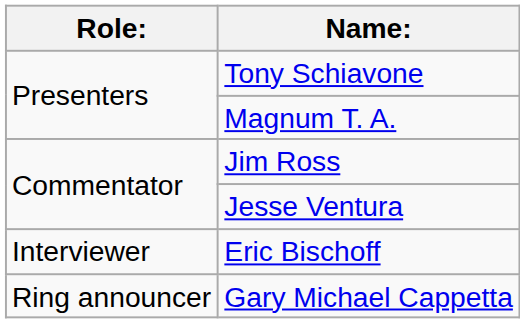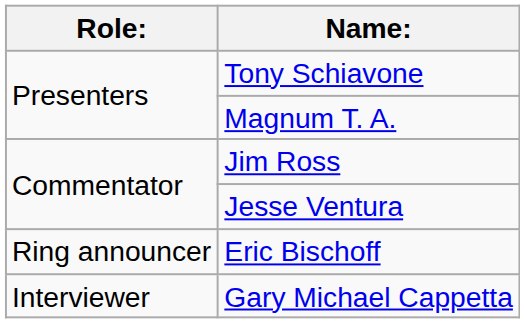(81, 251) Interviewer -> (112, 251) Ring announcer
(112, 296) Ring announcer -> (81, 296) Interviewer
